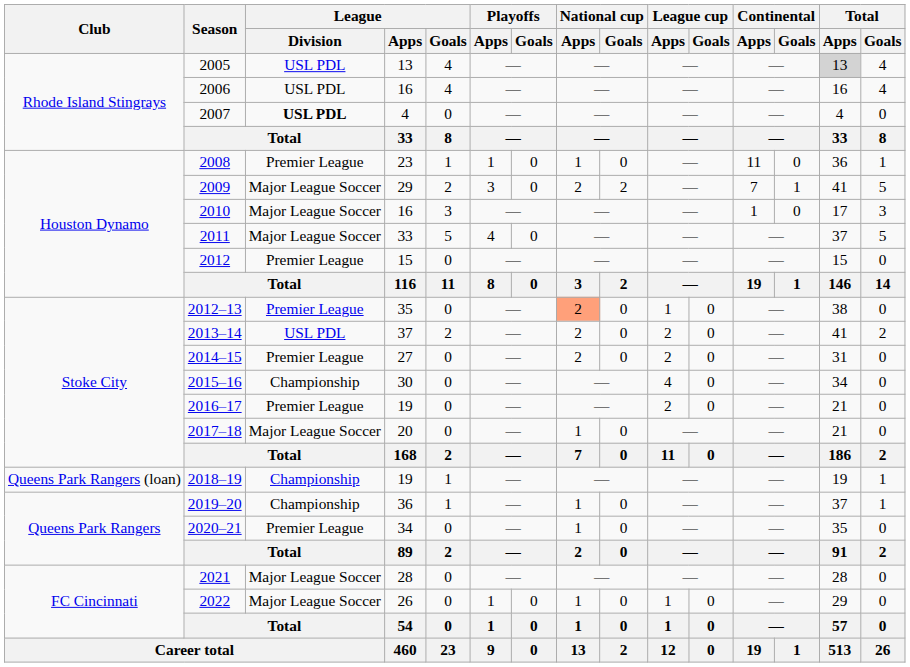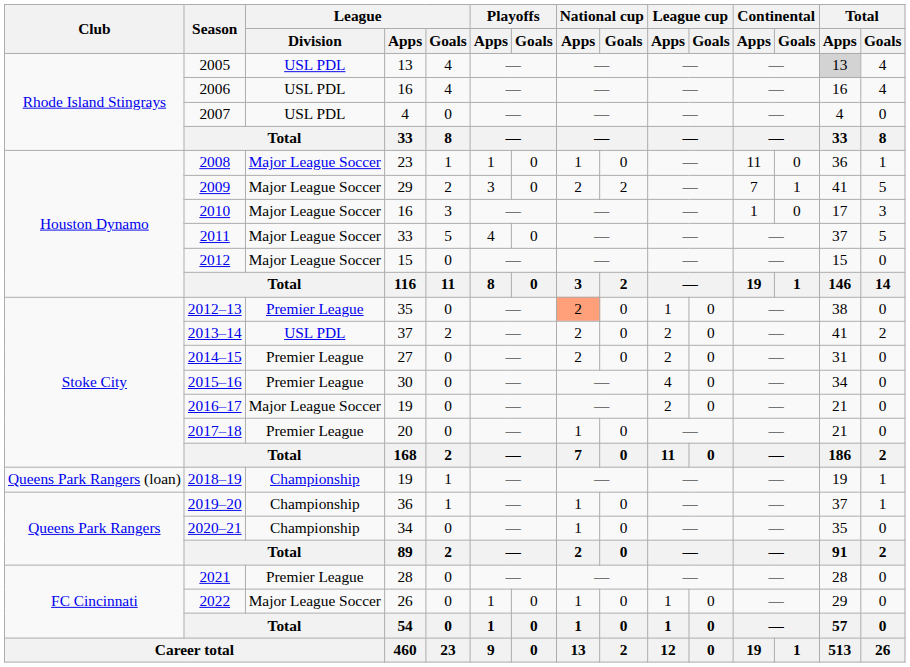(315, 114) bold -> (315, 114) normal
(315, 162) Premier League -> (315, 162) Major League Soccer
(315, 260) Premier League -> (315, 260) Major League Soccer
(315, 382) Championship -> (315, 382) Premier League
(315, 406) Premier League -> (315, 406) Major League Soccer
(315, 430) Major League Soccer -> (315, 430) Premier League
(315, 528) Premier League -> (315, 528) Championship
(315, 576) Major League Soccer -> (315, 576) Premier League
